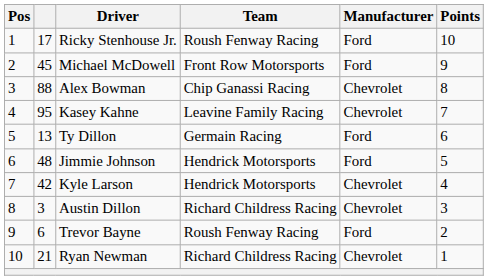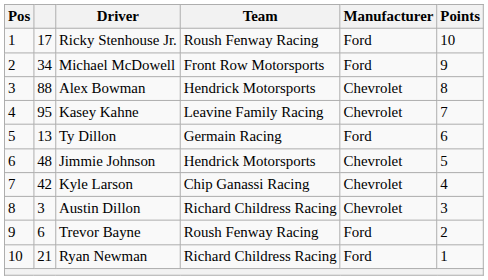(45, 64) 45 -> (45, 64) 34
(247, 88) Chip Ganassi Racing -> (250, 88) Hendrick Motorsports
(358, 160) Ford -> (373, 160) Chevrolet
(250, 184) Hendrick Motorsports -> (247, 184) Chip Ganassi Racing
(373, 256) Chevrolet -> (358, 256) Ford
